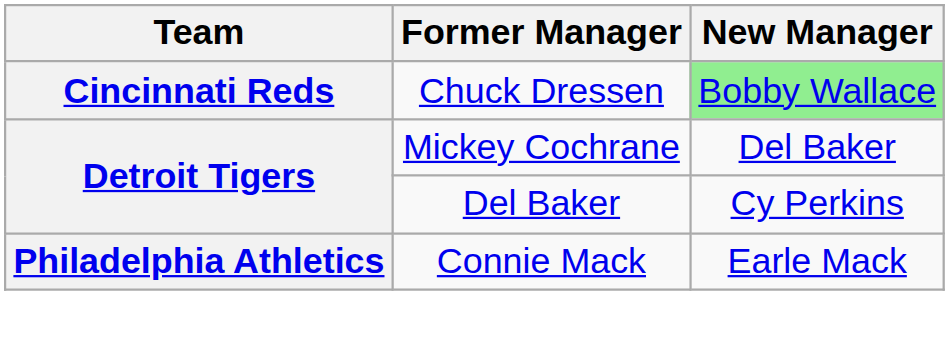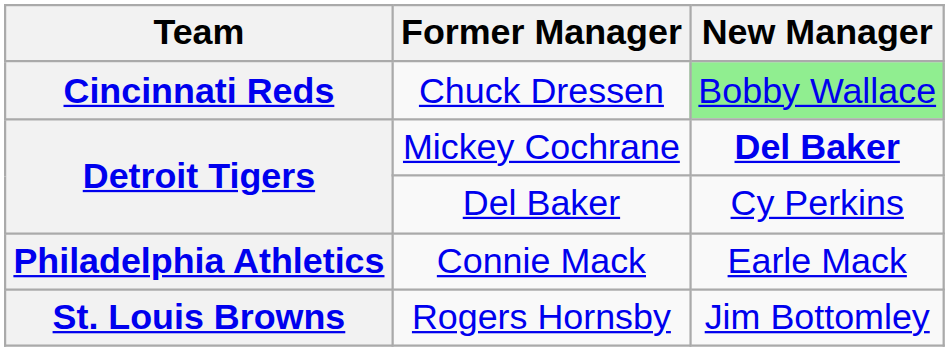(817, 146) normal -> (817, 146) bold
+ row: (541, 317)
